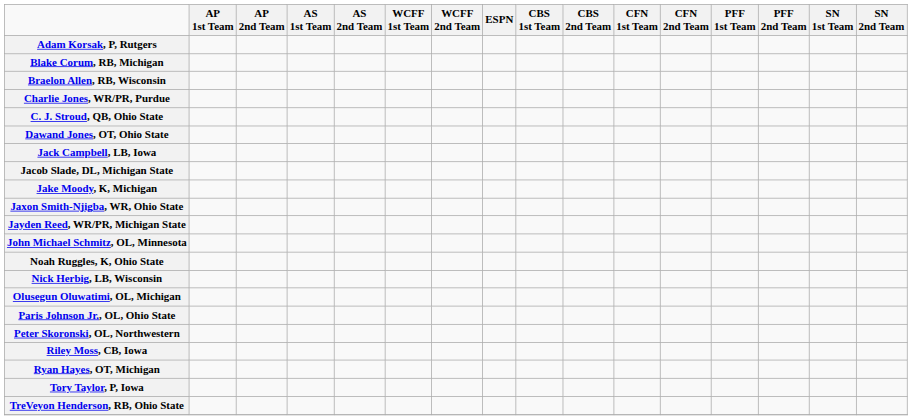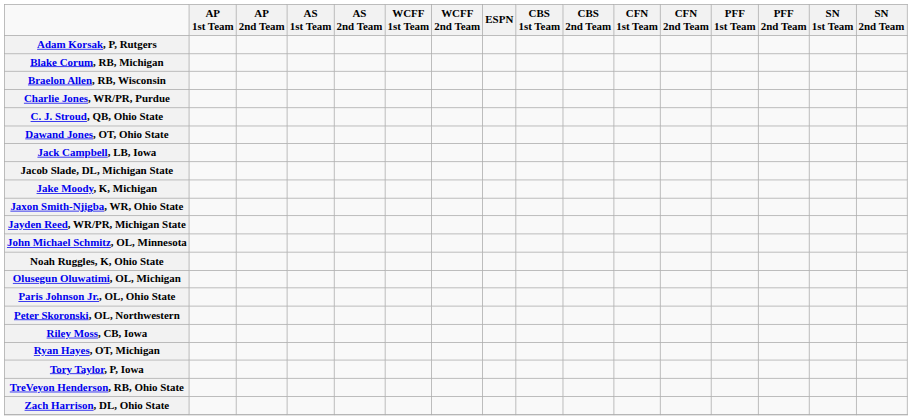- row: (97, 279)
+ row: (97, 405)
